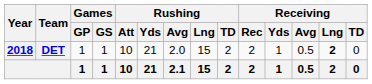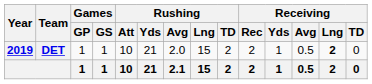(20, 50) 2018 -> (20, 50) 2019
